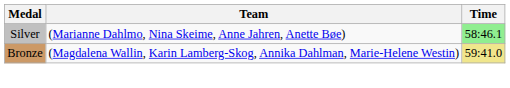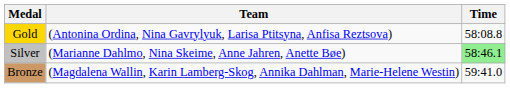+ row: (25, 33)
(483, 53) khaki background -> (483, 72) no background
